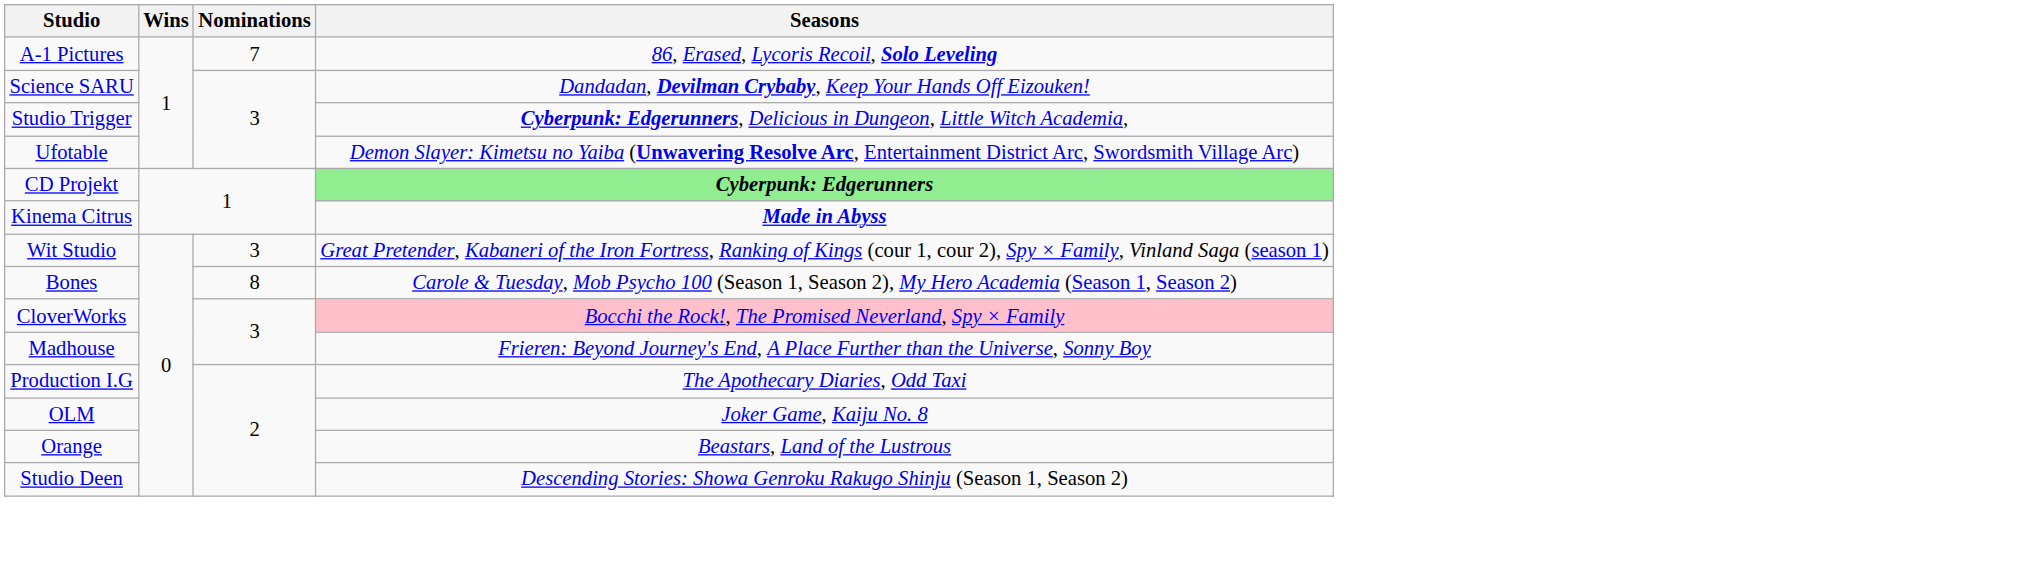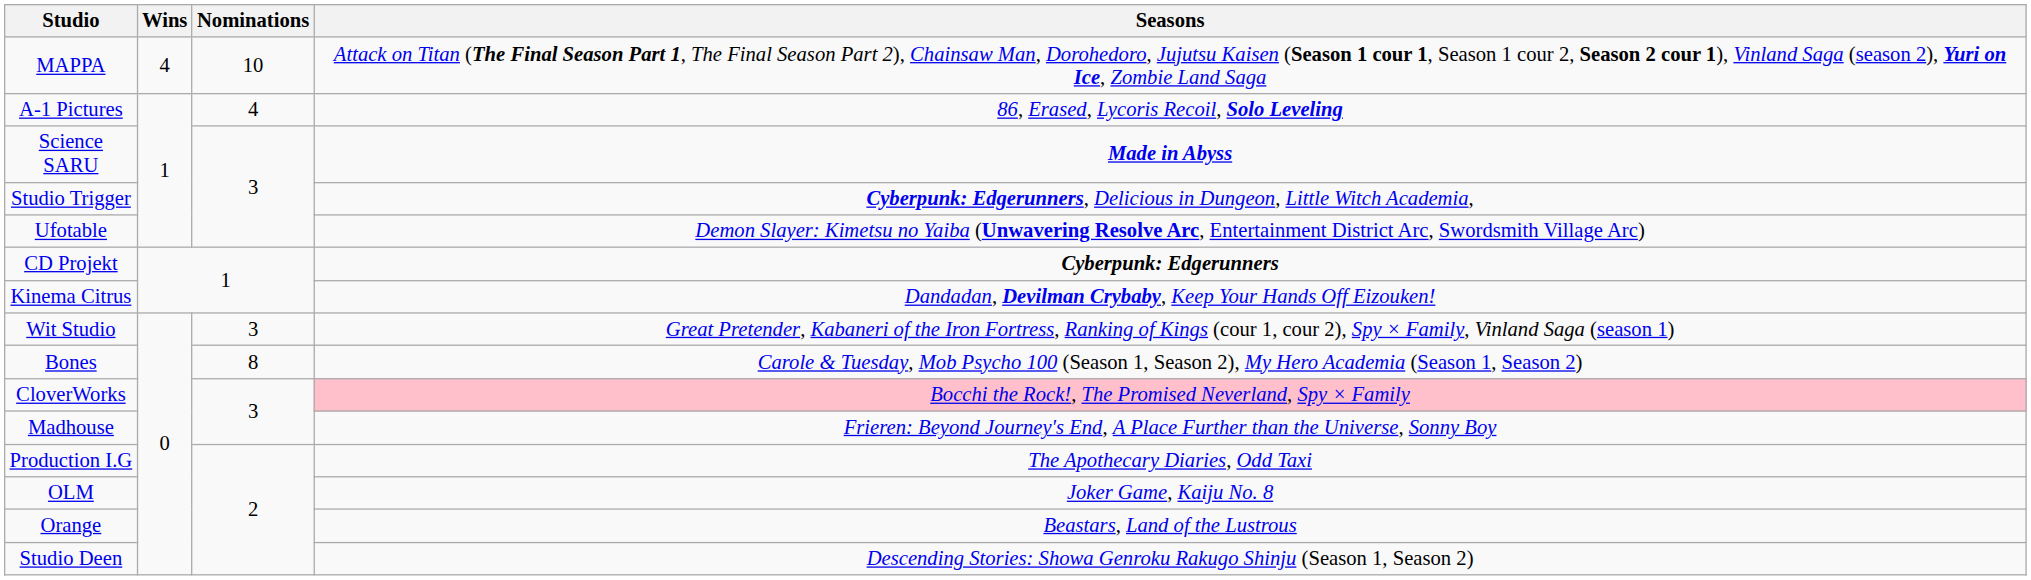+ row: (71, 65)
(255, 53) 7 -> (253, 109) 4
(825, 86) Dandadan, Devilman Crybaby, Keep Your Hands Off Eizouken! -> (1170, 153) Made in Abyss
(825, 184) lightgreen background -> (1170, 263) no background
(825, 217) Made in Abyss -> (1170, 296) Dandadan, Devilman Crybaby, Keep Your Hands Off Eizouken!
